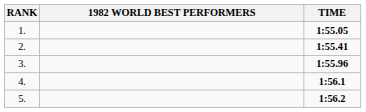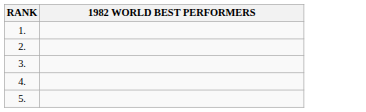- column: (332, 13)
